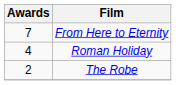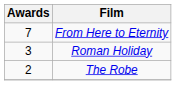(28, 51) 4 -> (28, 51) 3
